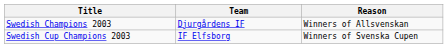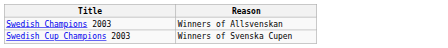- column: (239, 11)
